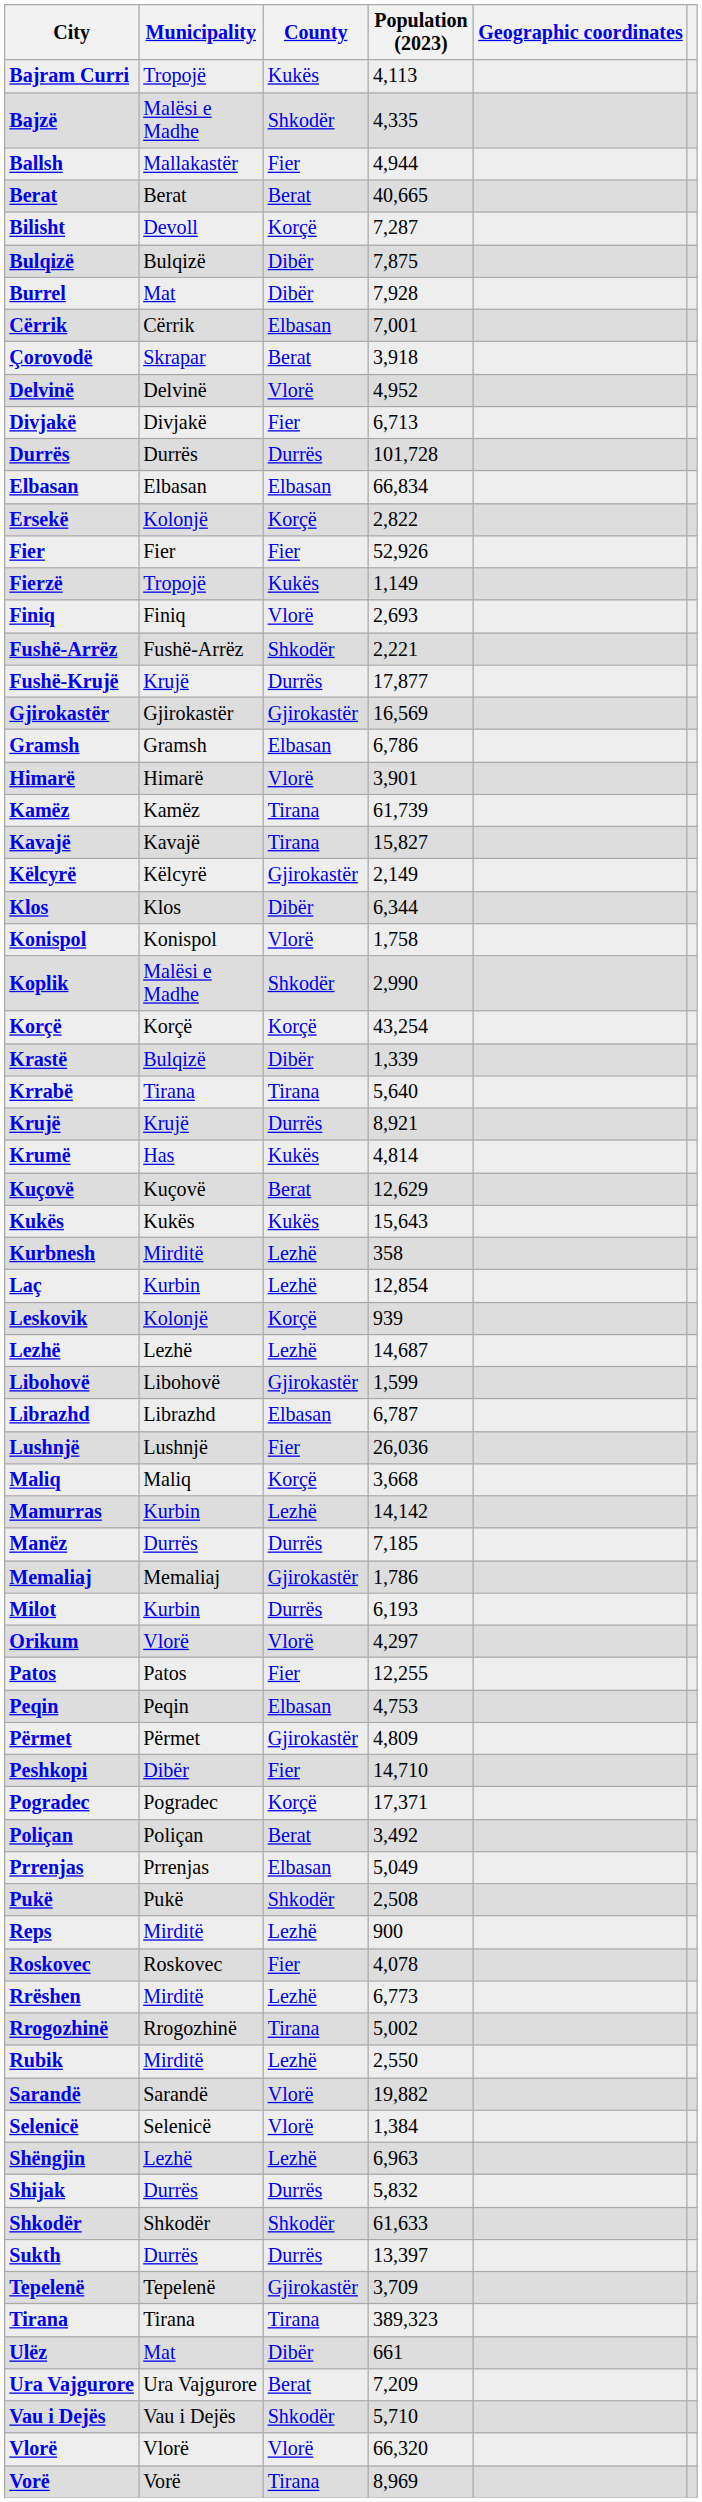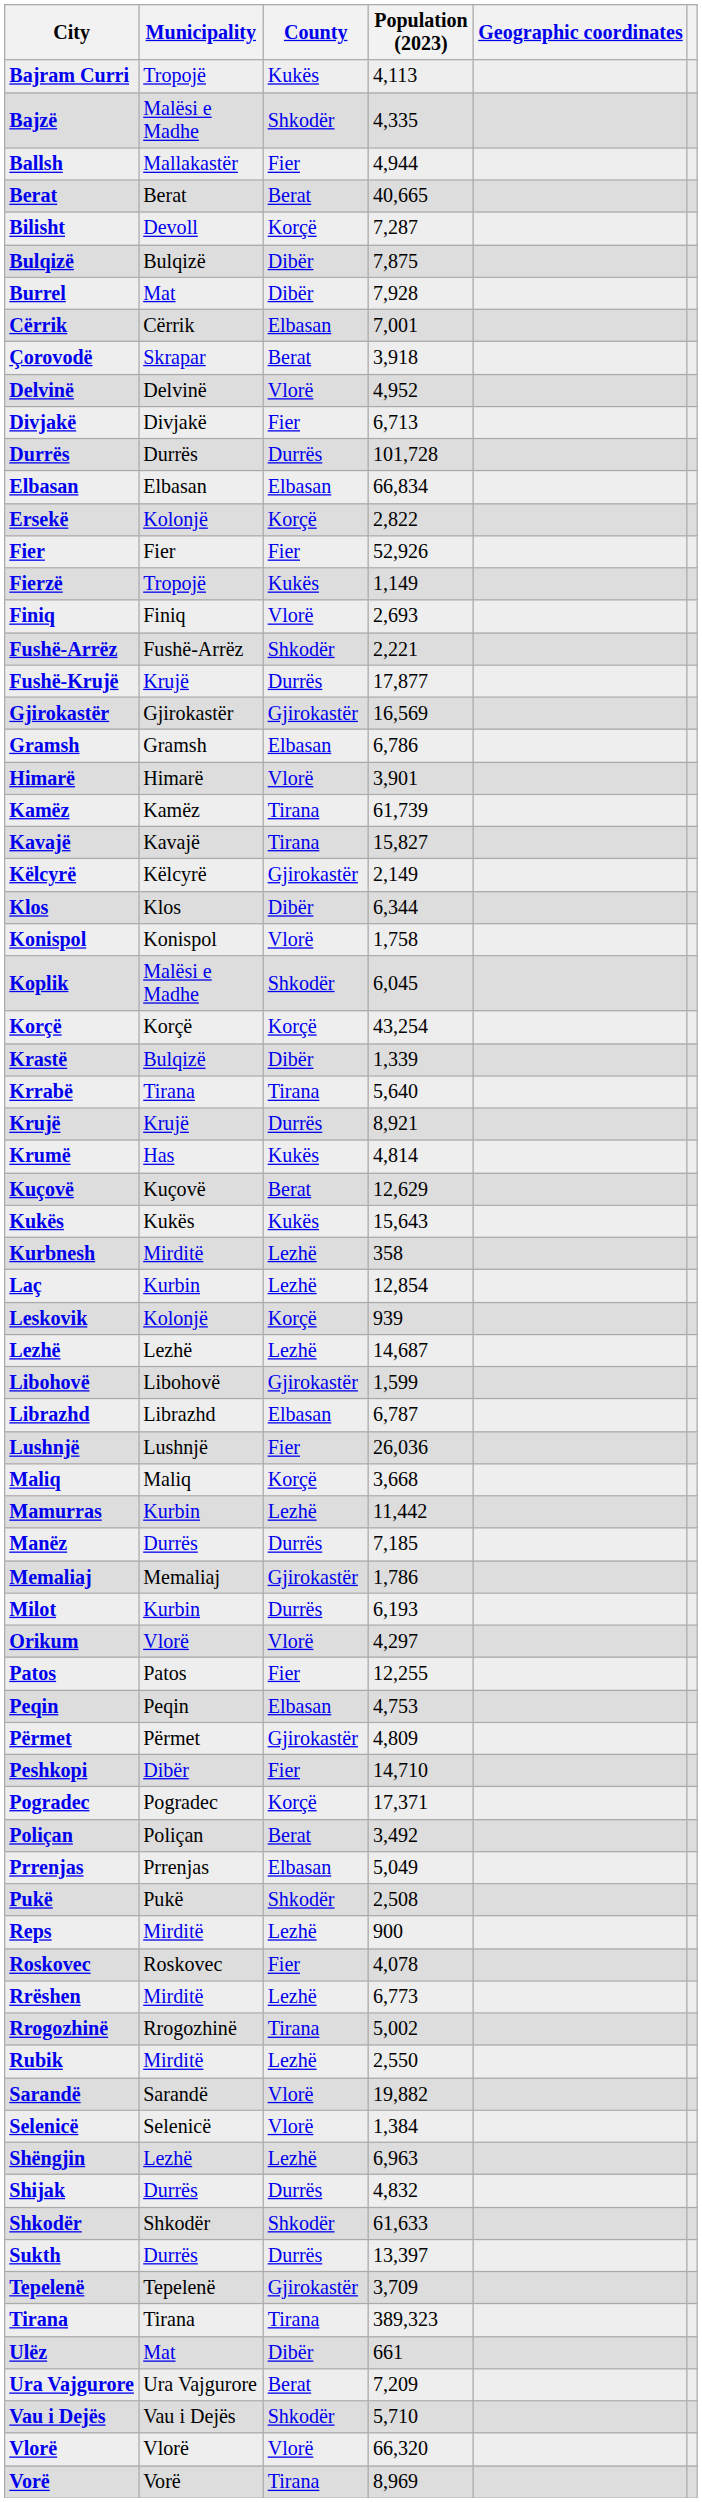(396, 982) 2,990 -> (396, 982) 6,045
(401, 1511) 14,142 -> (400, 1511) 11,442
(396, 2190) 5,832 -> (396, 2190) 4,832
